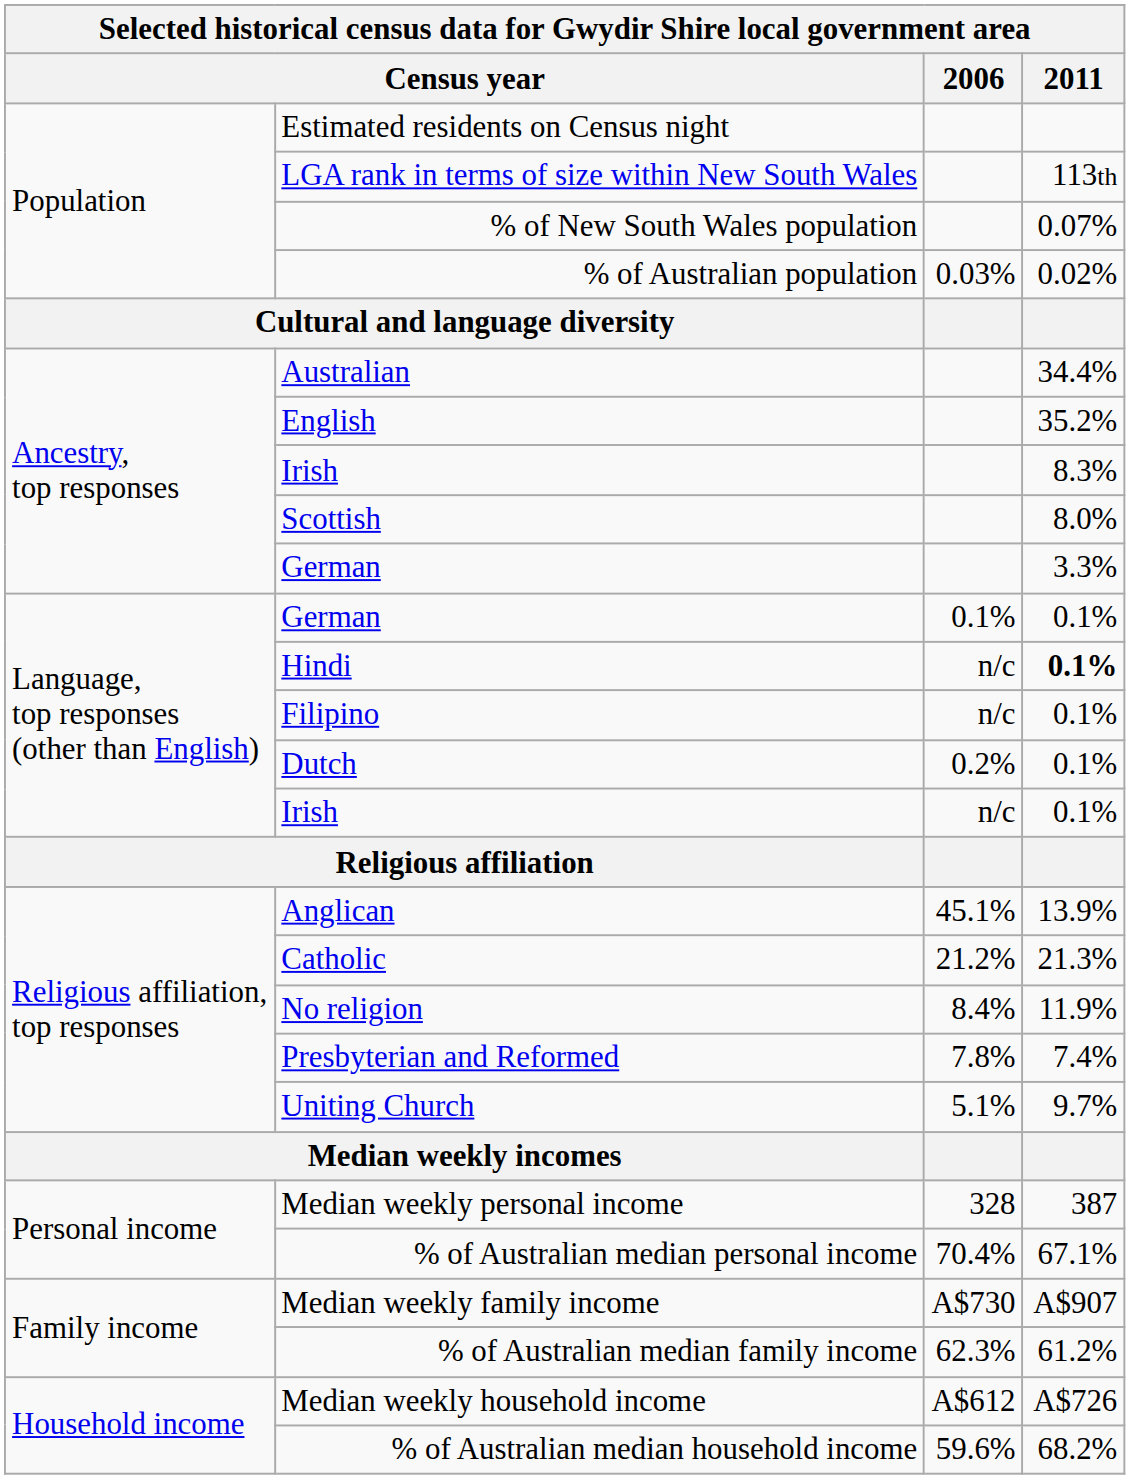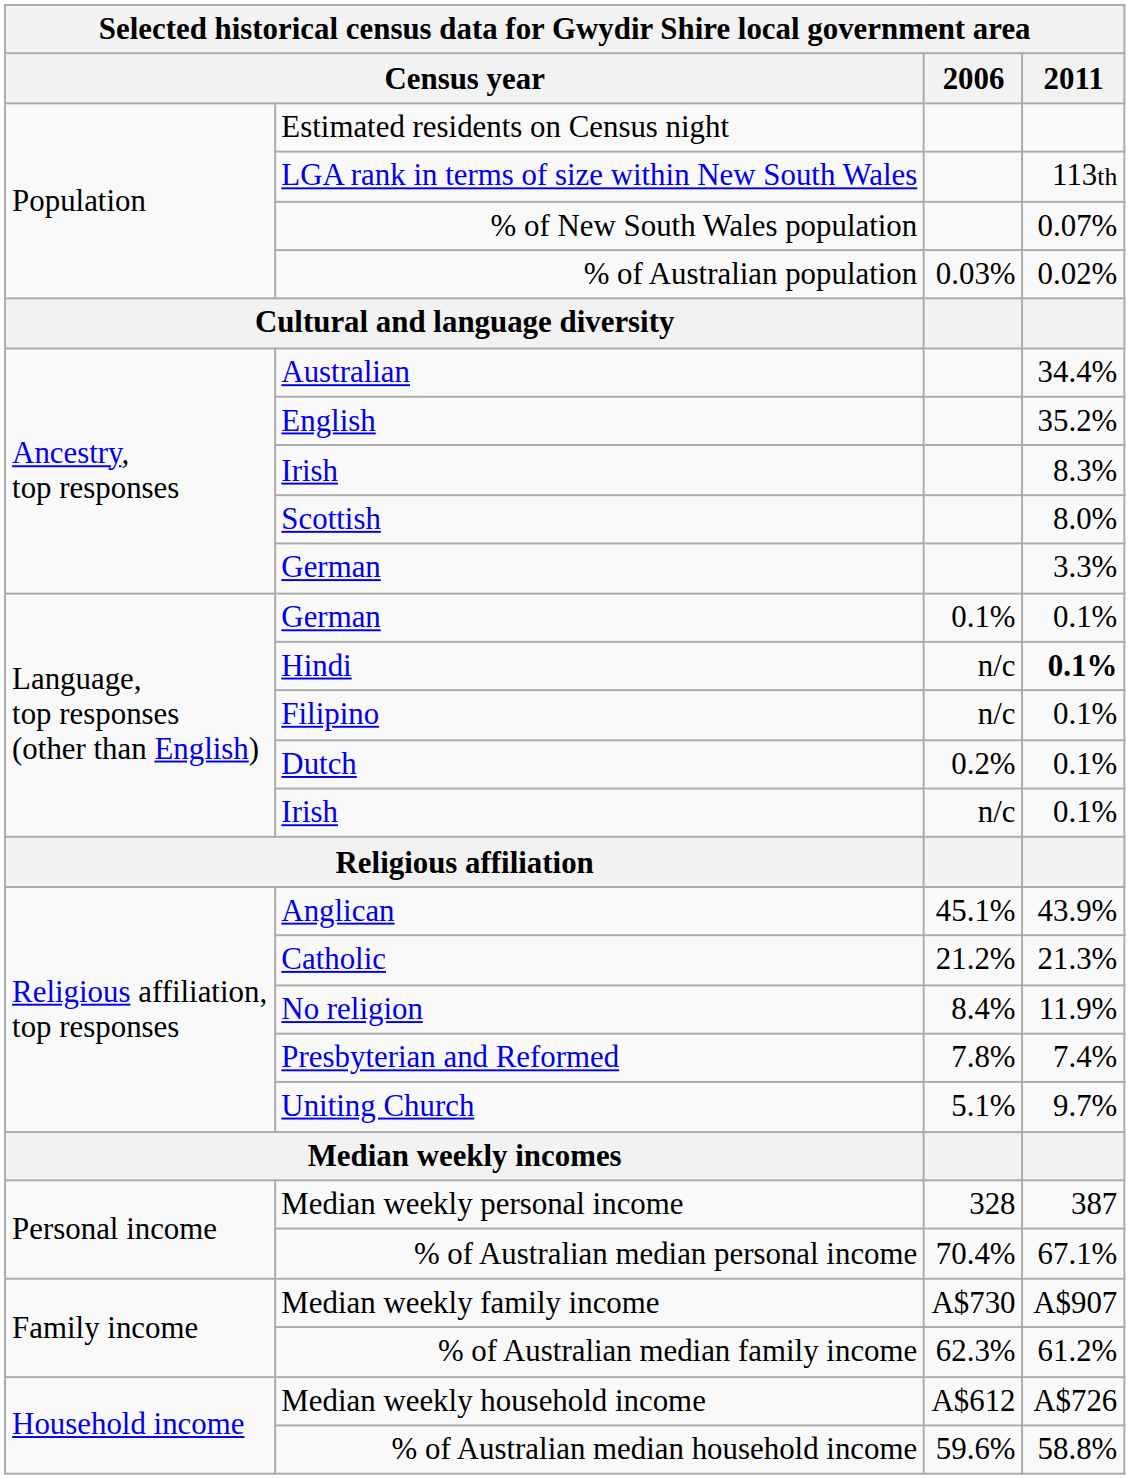(1074, 910) 13.9% -> (1074, 910) 43.9%
(1074, 1449) 68.2% -> (1074, 1449) 58.8%
